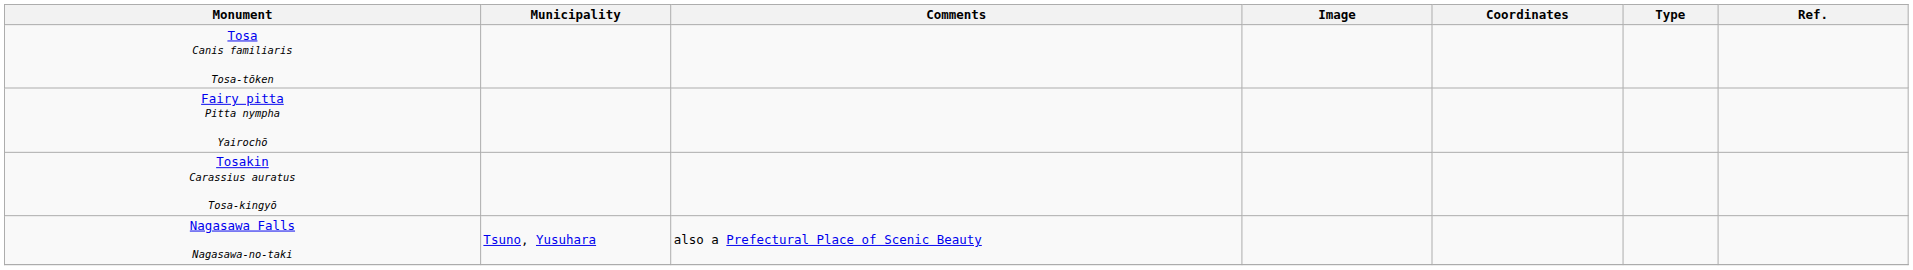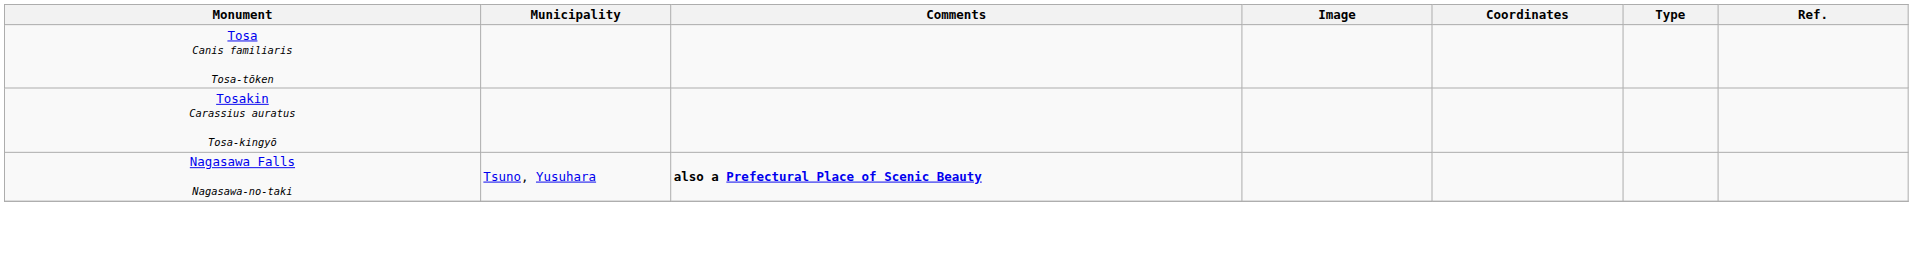- row: (242, 120)
(828, 240) normal -> (828, 176) bold
